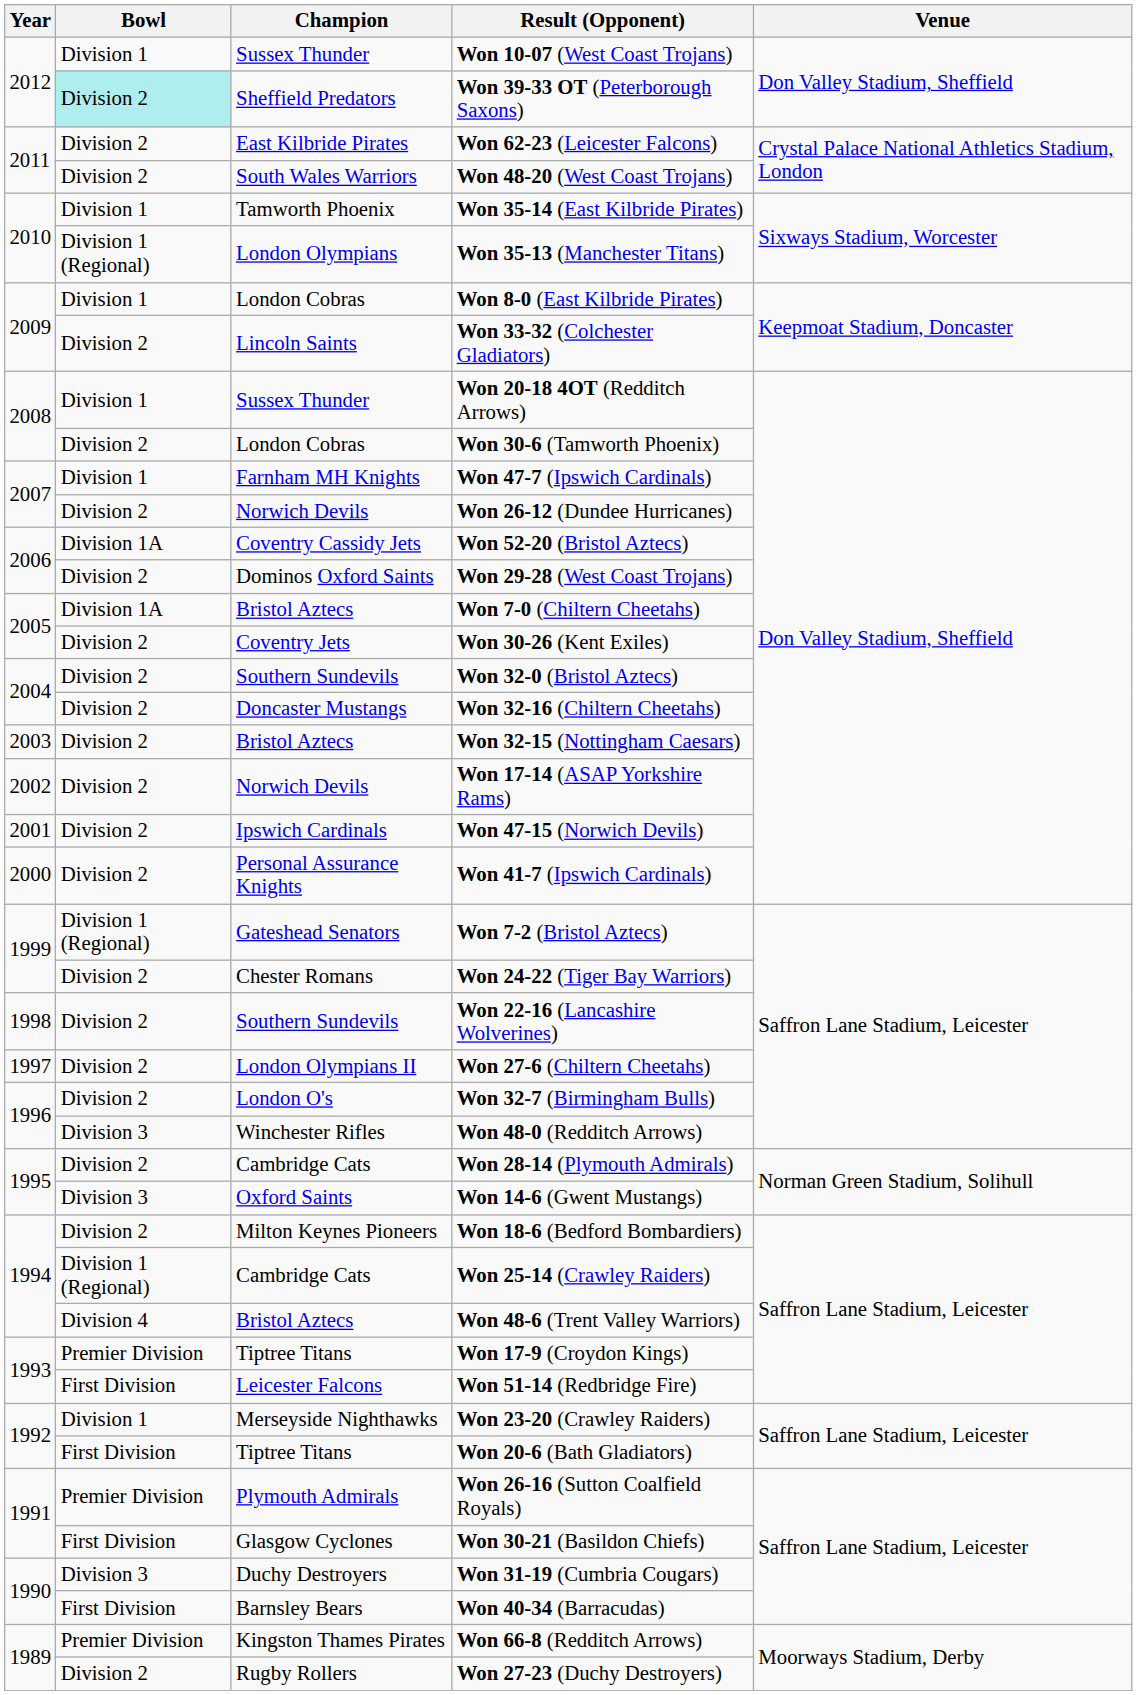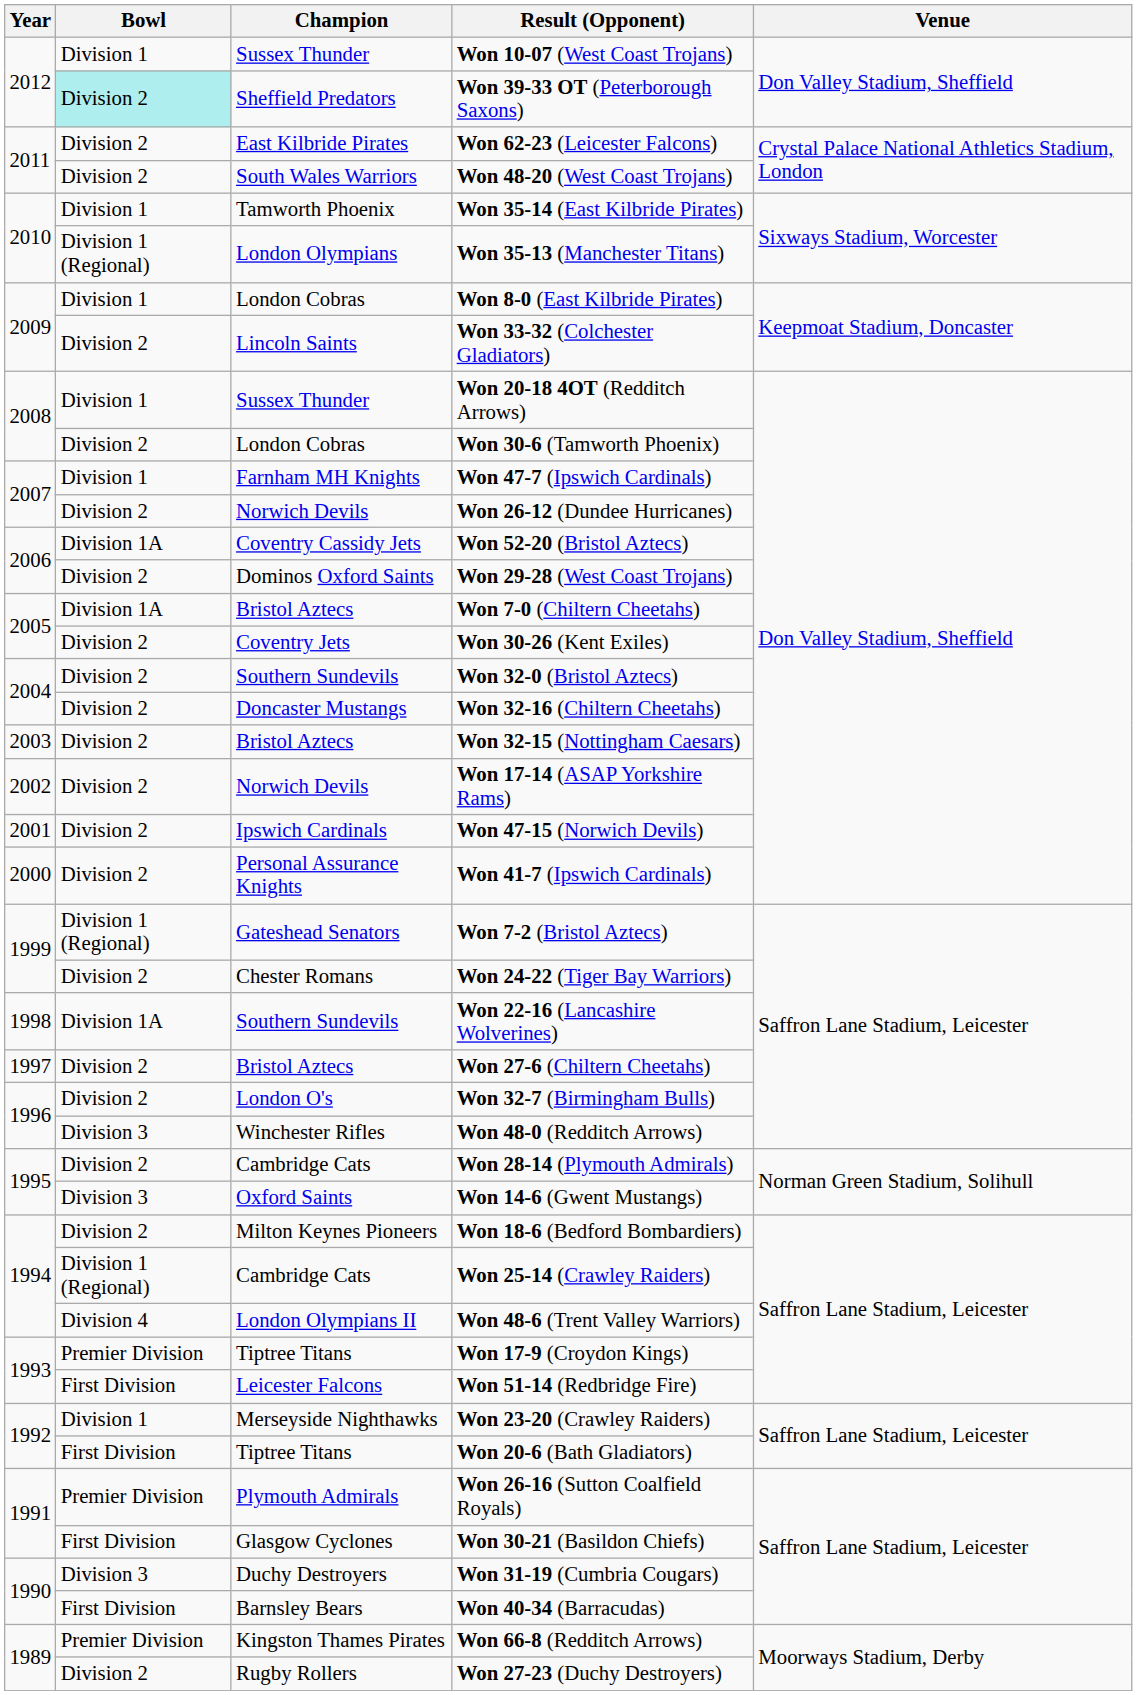(104, 1021) Division 2 -> (112, 1021) Division 1A
(326, 1065) London Olympians II -> (295, 1065) Bristol Aztecs
(295, 1320) Bristol Aztecs -> (326, 1320) London Olympians II
